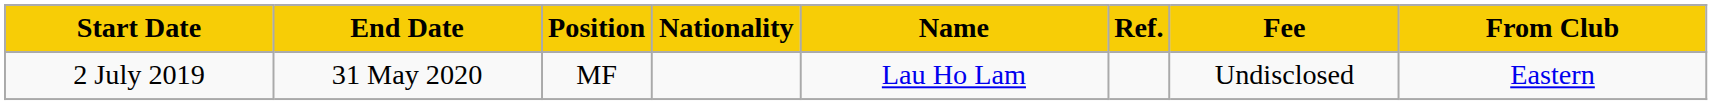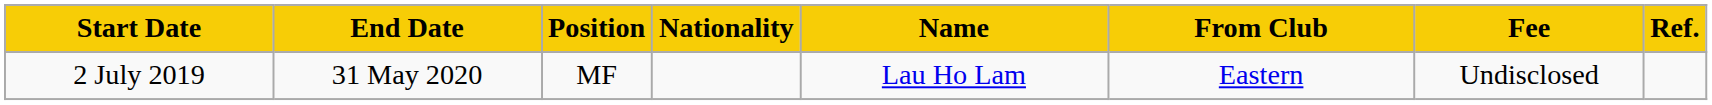columns swapped: (1553, 28) <-> (1139, 28)
